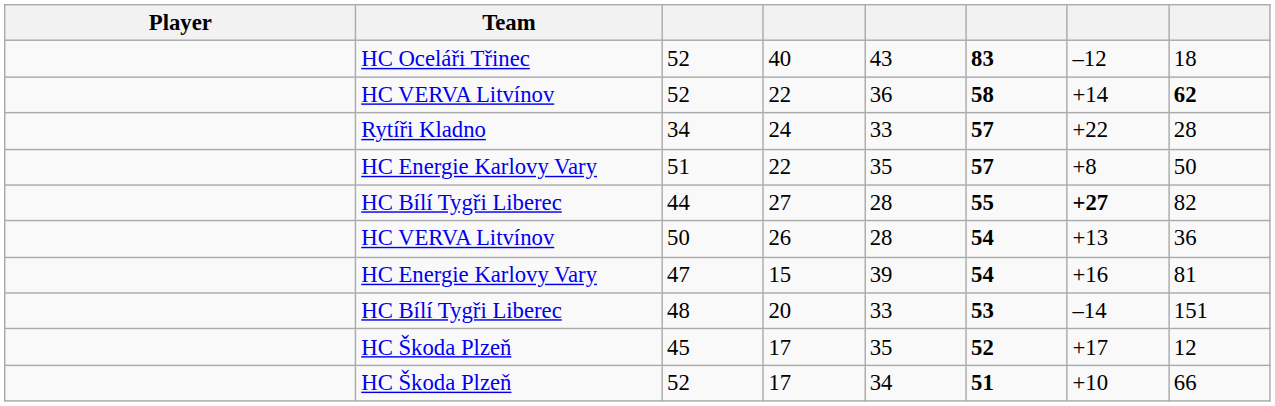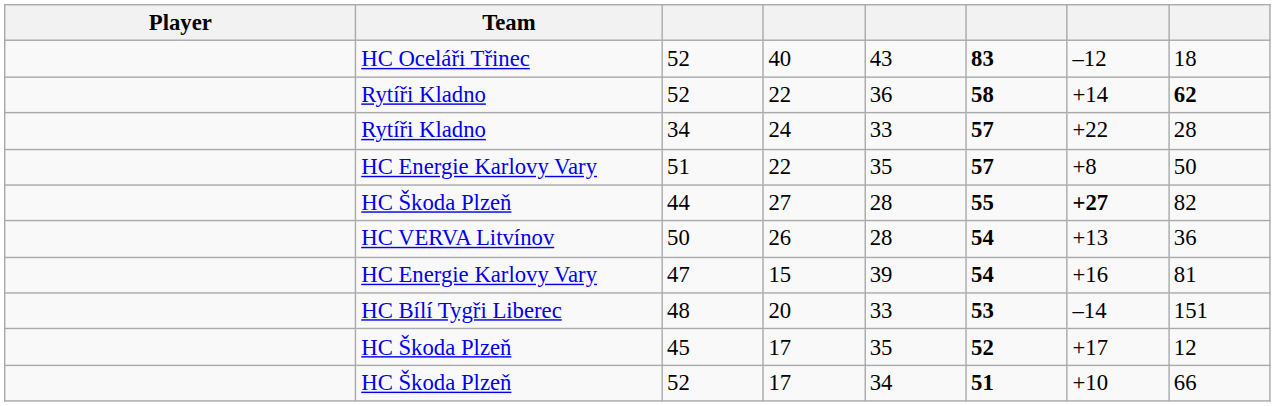(458, 94) HC VERVA Litvínov -> (424, 94) Rytíři Kladno
(461, 202) HC Bílí Tygři Liberec -> (436, 202) HC Škoda Plzeň
